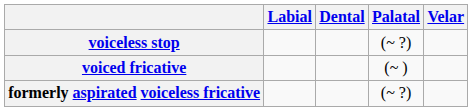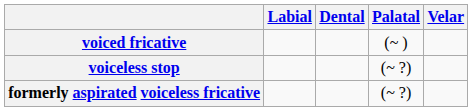rows swapped: (134, 42) <-> (134, 67)
